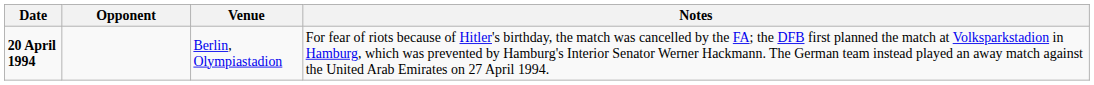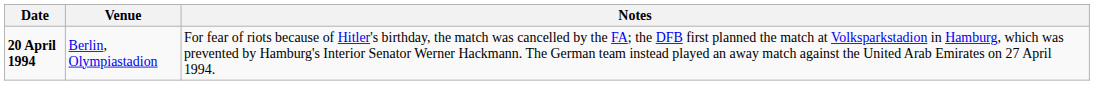- column: (126, 15)
